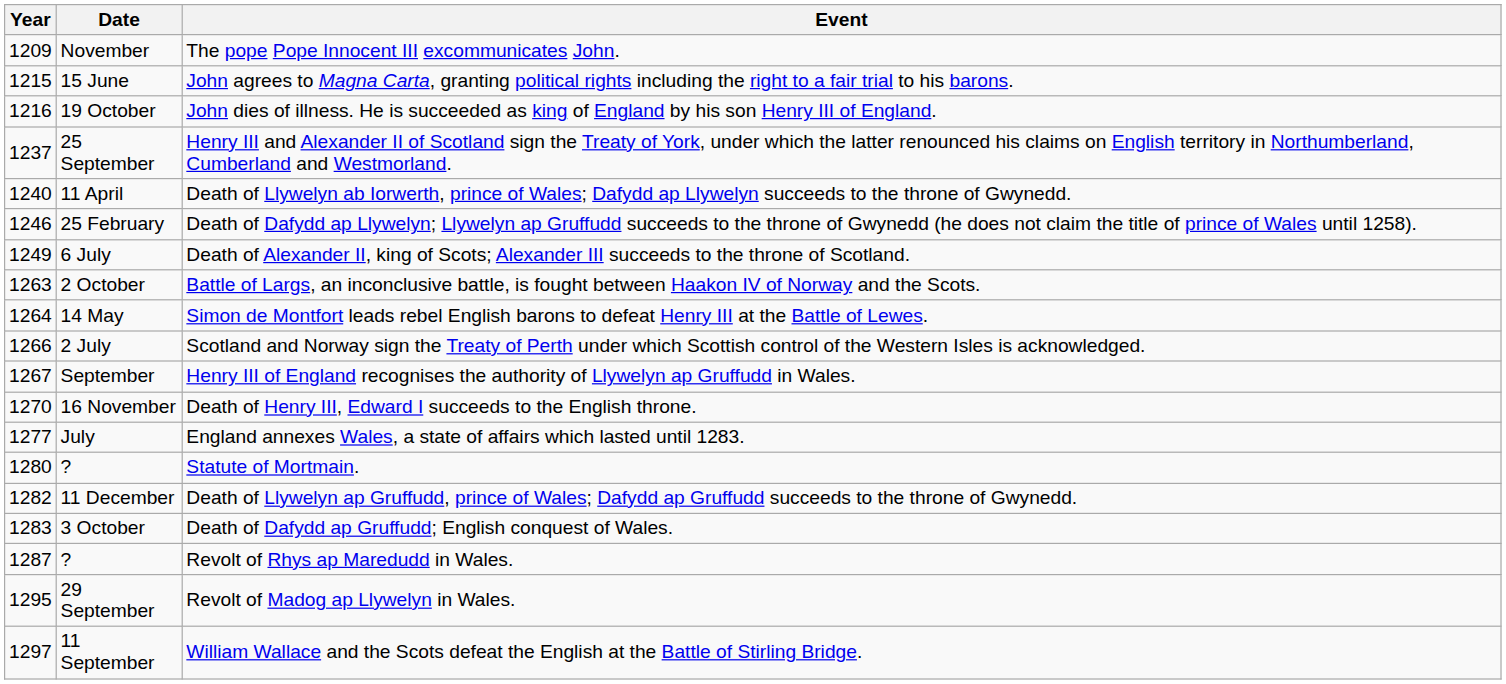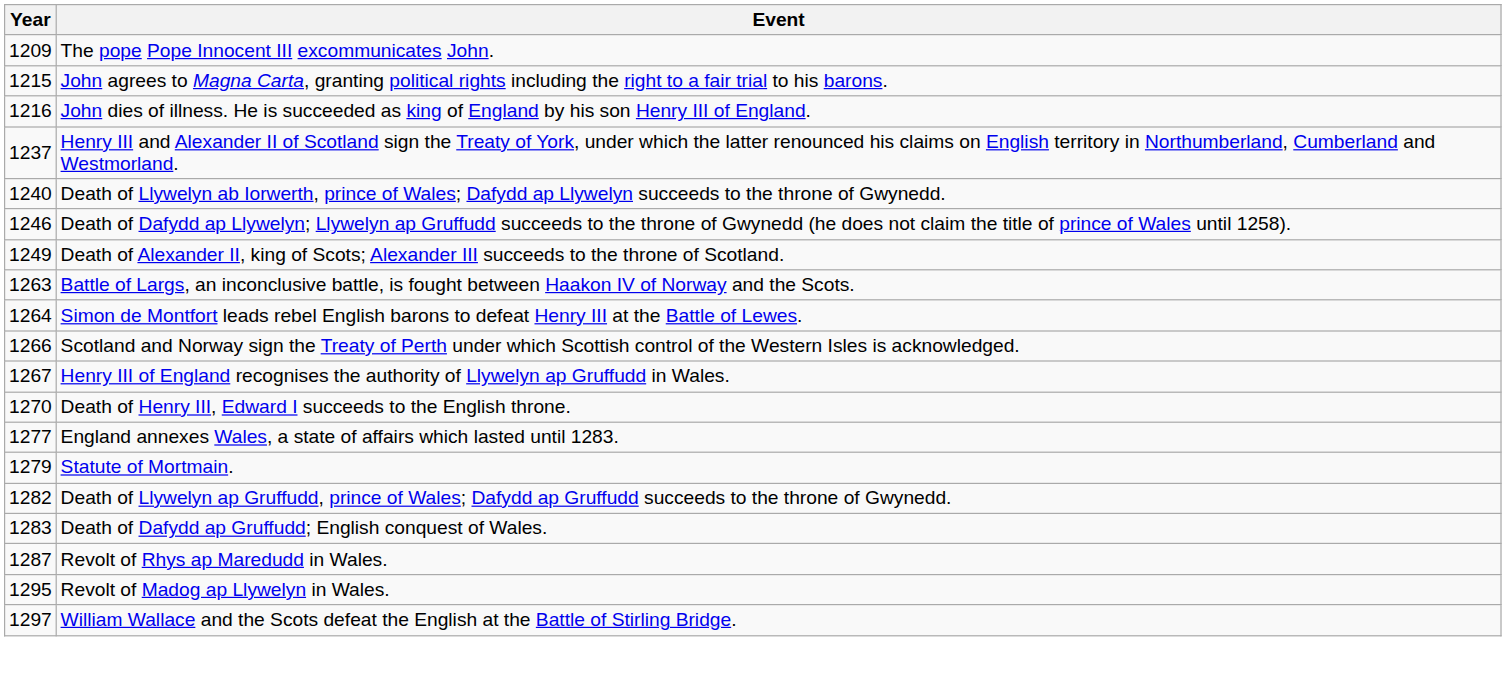- column: (119, 19)
(30, 467) 1280 -> (30, 467) 1279
